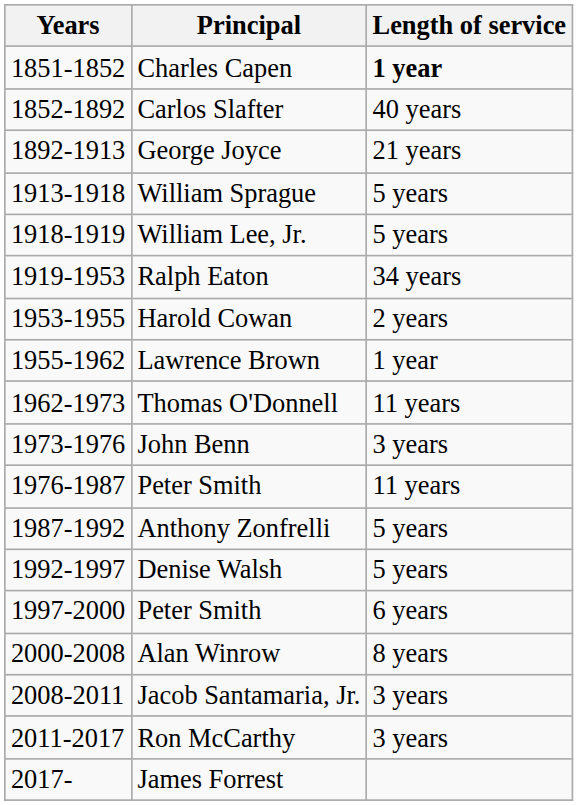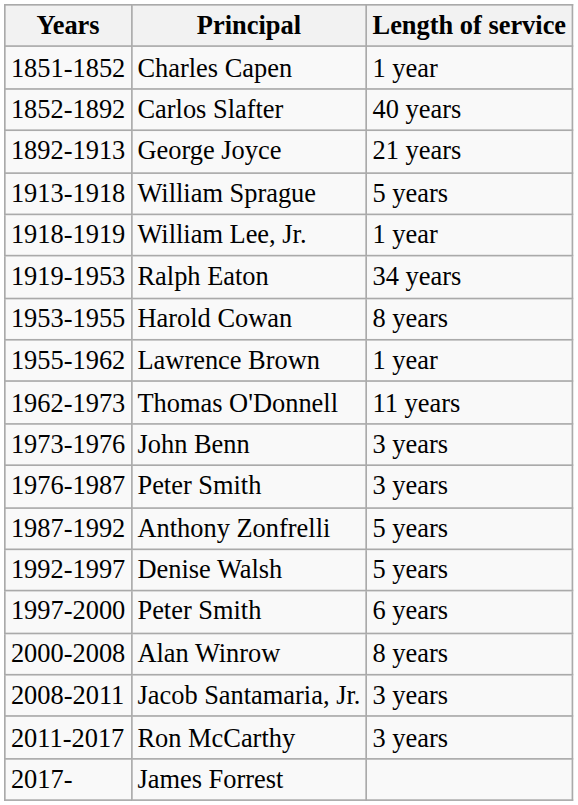(407, 67) bold -> (405, 67) normal
(410, 234) 5 years -> (405, 234) 1 year
(410, 318) 2 years -> (410, 318) 8 years
(416, 485) 11 years -> (410, 485) 3 years
